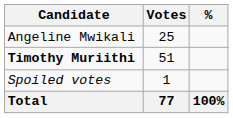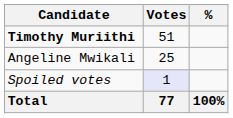rows swapped: (71, 59) <-> (71, 37)
(166, 80) no background -> (166, 80) lavender background
